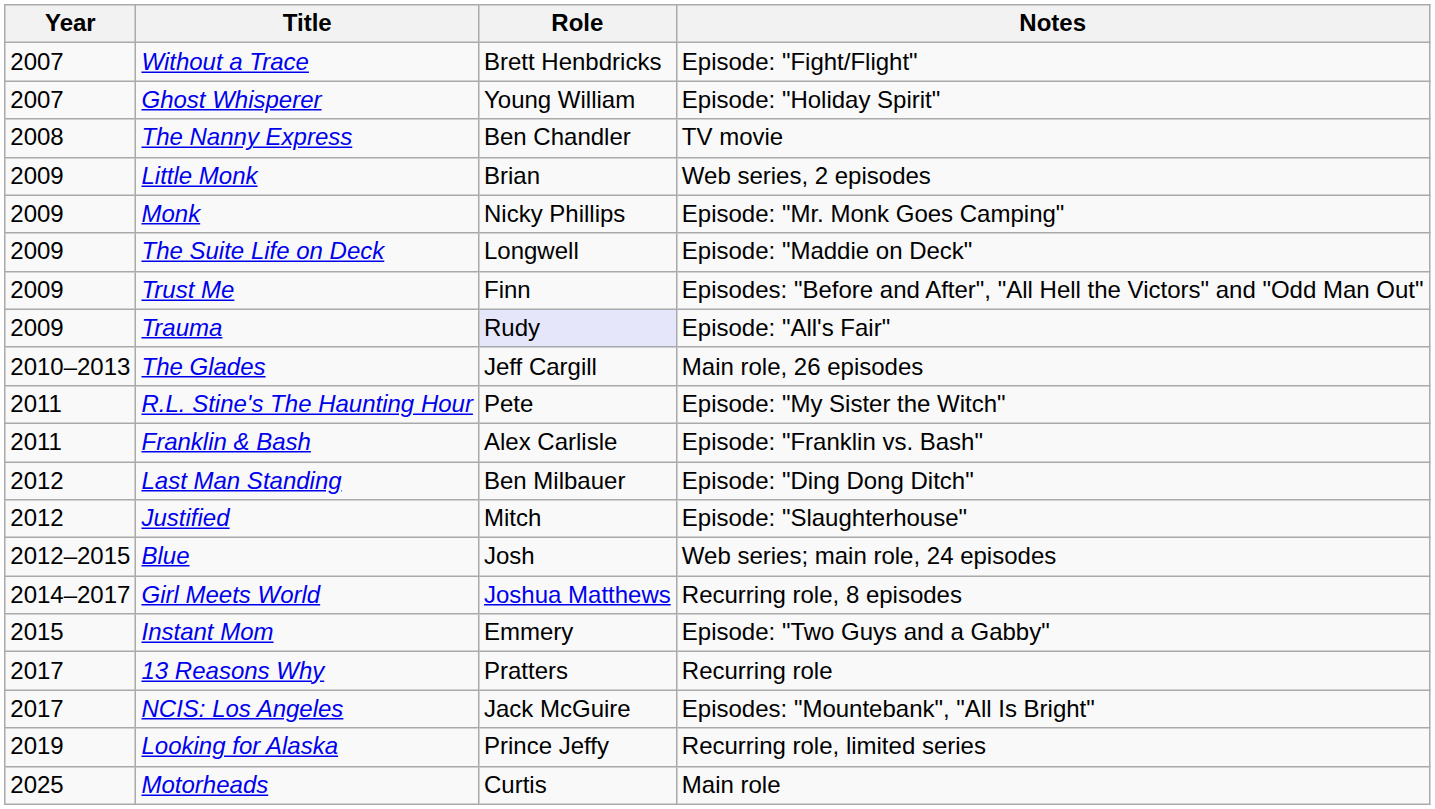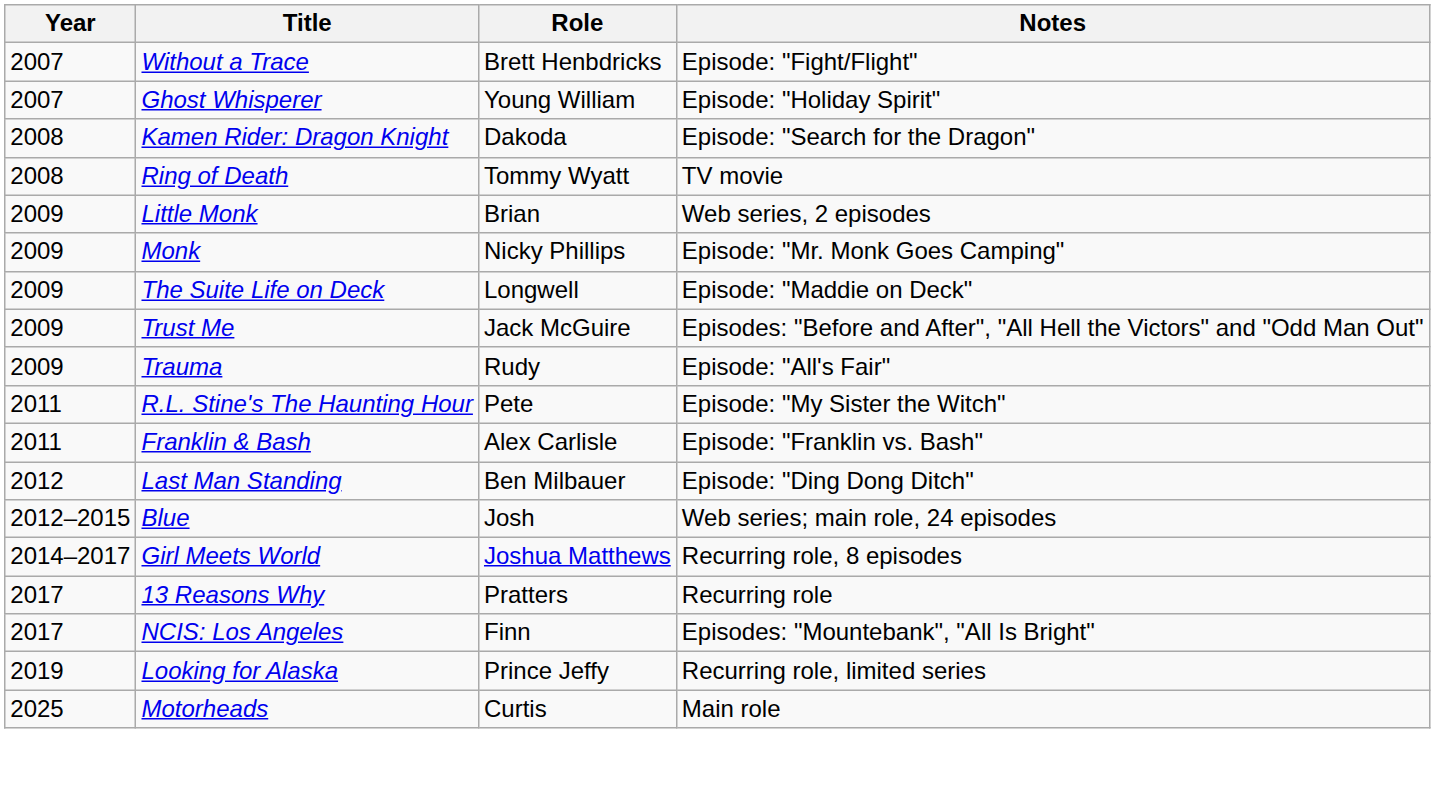+ row: (295, 137)
+ row: (215, 175)
- row: (247, 137)
(507, 289) Finn -> (557, 328) Jack McGuire
(512, 328) lavender background -> (512, 366) no background
- row: (204, 366)
- row: (186, 518)
- row: (208, 632)
(557, 708) Jack McGuire -> (507, 632) Finn
